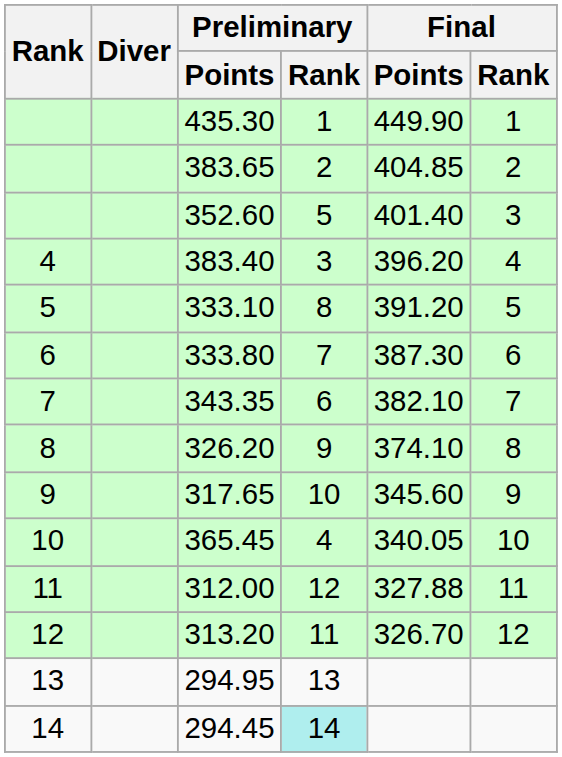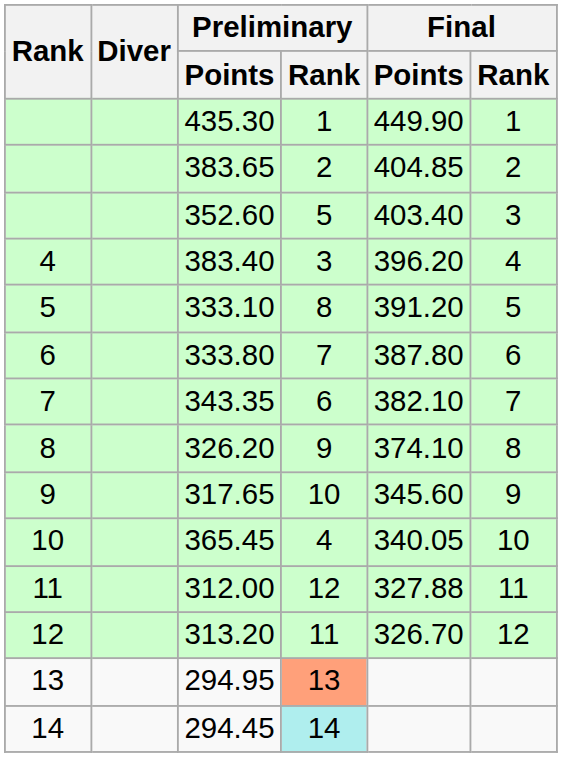(419, 214) 401.40 -> (419, 214) 403.40
(419, 354) 387.30 -> (419, 354) 387.80
(324, 681) no background -> (324, 681) lightsalmon background
